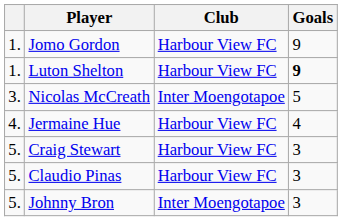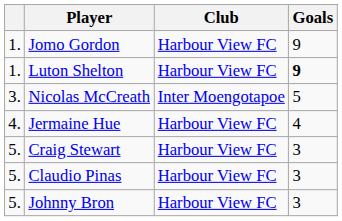(221, 202) Inter Moengotapoe -> (217, 202) Harbour View FC
